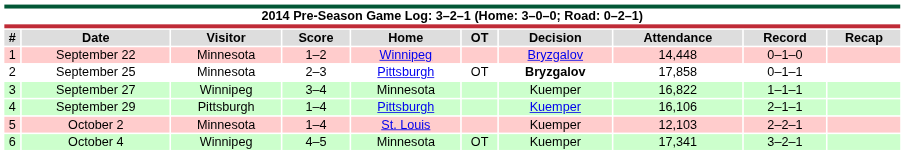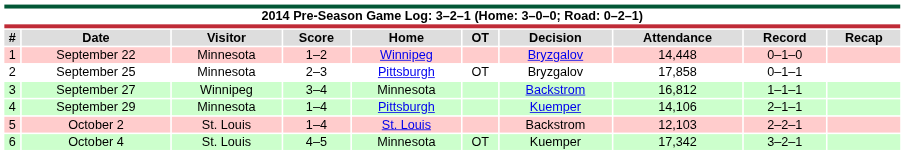(555, 72) bold -> (555, 72) normal
(555, 90) Kuemper -> (555, 90) Backstrom
(678, 90) 16,822 -> (678, 90) 16,812
(226, 107) Pittsburgh -> (226, 107) Minnesota
(678, 107) 16,106 -> (678, 107) 14,106
(226, 124) Minnesota -> (226, 124) St. Louis
(555, 124) Kuemper -> (555, 124) Backstrom
(226, 142) Winnipeg -> (226, 142) St. Louis
(678, 142) 17,341 -> (678, 142) 17,342
